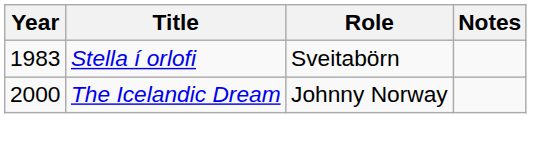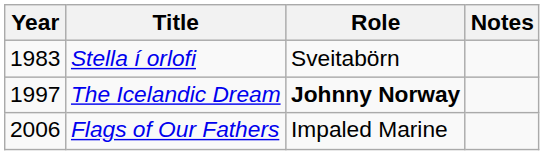(35, 94) 2000 -> (35, 94) 1997
(369, 94) normal -> (376, 94) bold
+ row: (175, 130)
